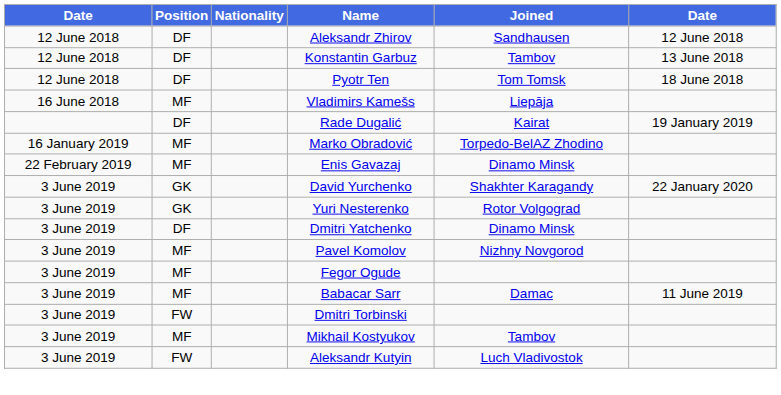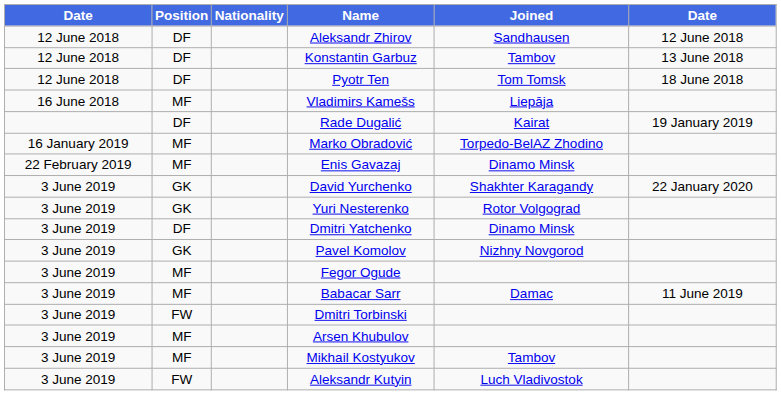(182, 251) MF -> (182, 251) GK
+ row: (361, 336)
